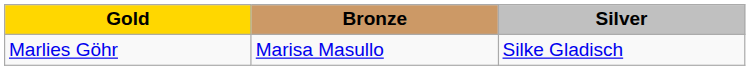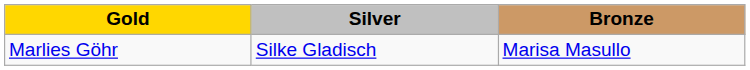columns swapped: (622, 19) <-> (375, 19)
